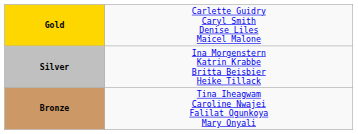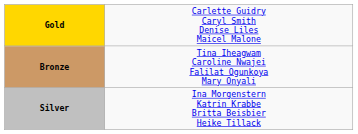rows swapped: (55, 67) <-> (55, 109)
